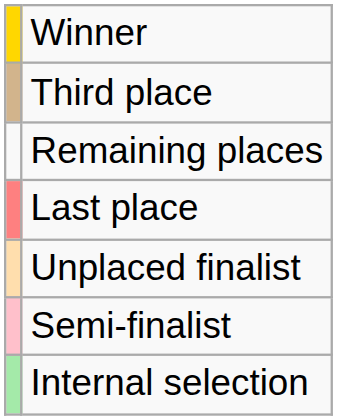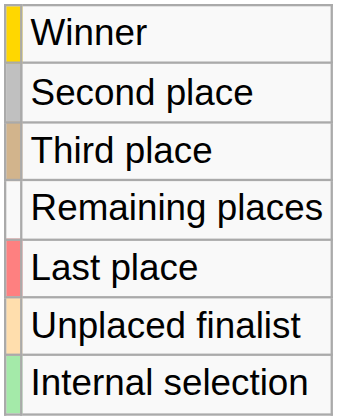+ row: (142, 92)
- row: (131, 325)
